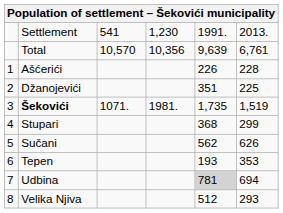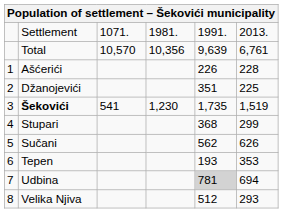(109, 32) 541 -> (114, 32) 1071.
(163, 32) 1,230 -> (163, 32) 1981.
(114, 106) 1071. -> (109, 106) 541
(163, 106) 1981. -> (163, 106) 1,230
